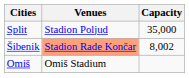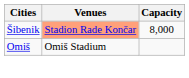- row: (17, 30)
(162, 47) 8,002 -> (162, 30) 8,000
